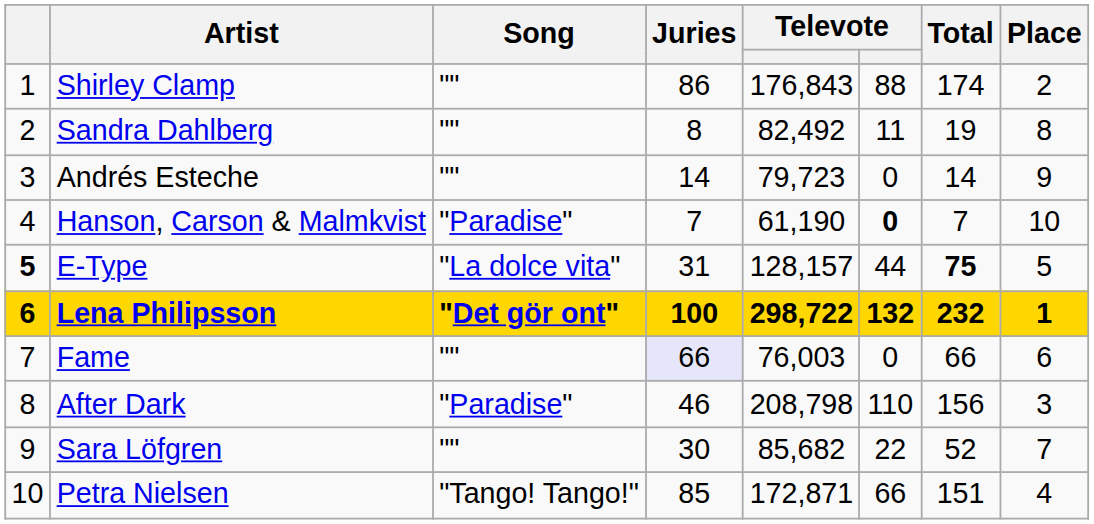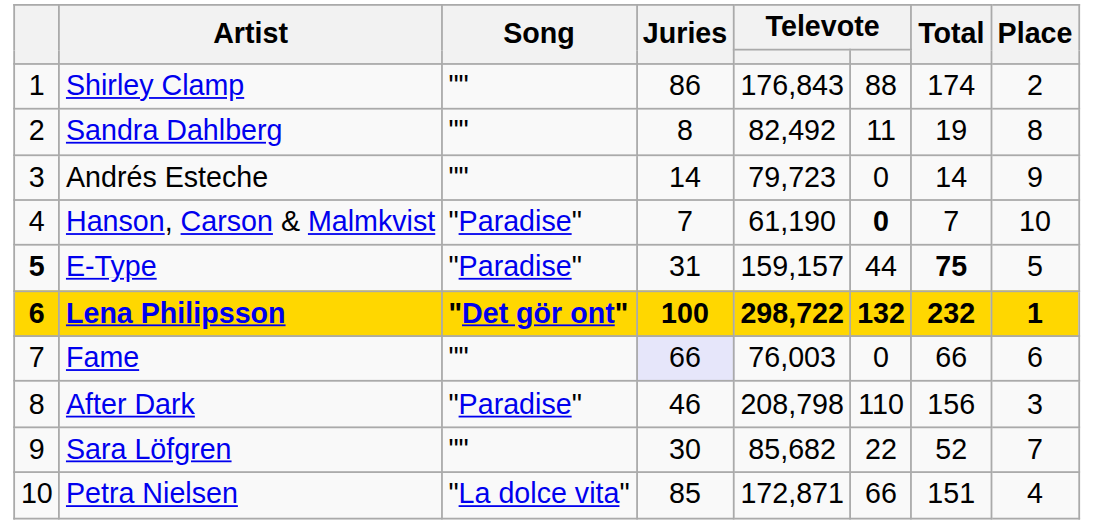(530, 267) "La dolce vita" -> (515, 267) "Paradise"
(801, 267) 128,157 -> (792, 267) 159,157
(539, 494) "Tango! Tango!" -> (539, 494) "La dolce vita"
